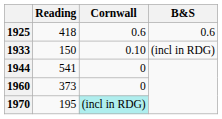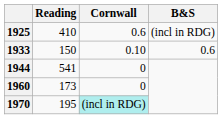(68, 31) 418 -> (68, 31) 410
(208, 31) 0.6 -> (183, 31) (incl in RDG)
(183, 50) (incl in RDG) -> (208, 50) 0.6
(68, 86) 373 -> (68, 86) 173
